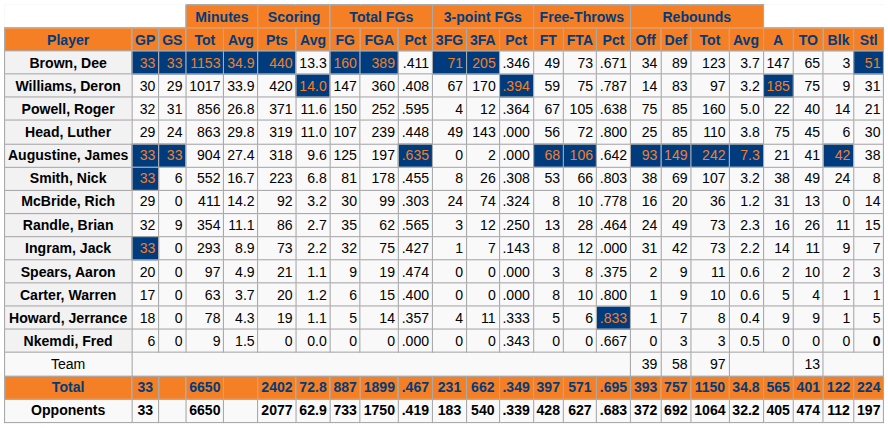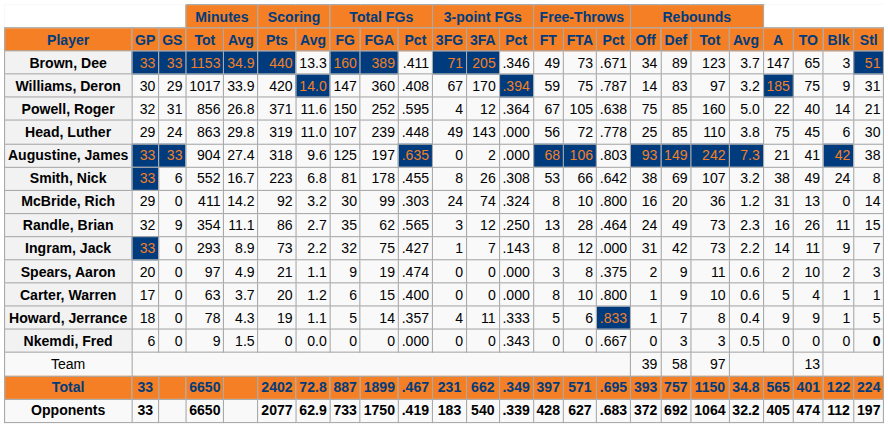(613, 132) .800 -> (613, 132) .778
(613, 155) .642 -> (613, 155) .803
(613, 178) .803 -> (613, 178) .642
(613, 202) .778 -> (613, 202) .800
